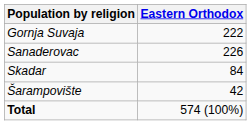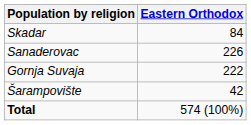rows swapped: (46, 33) <-> (26, 71)
